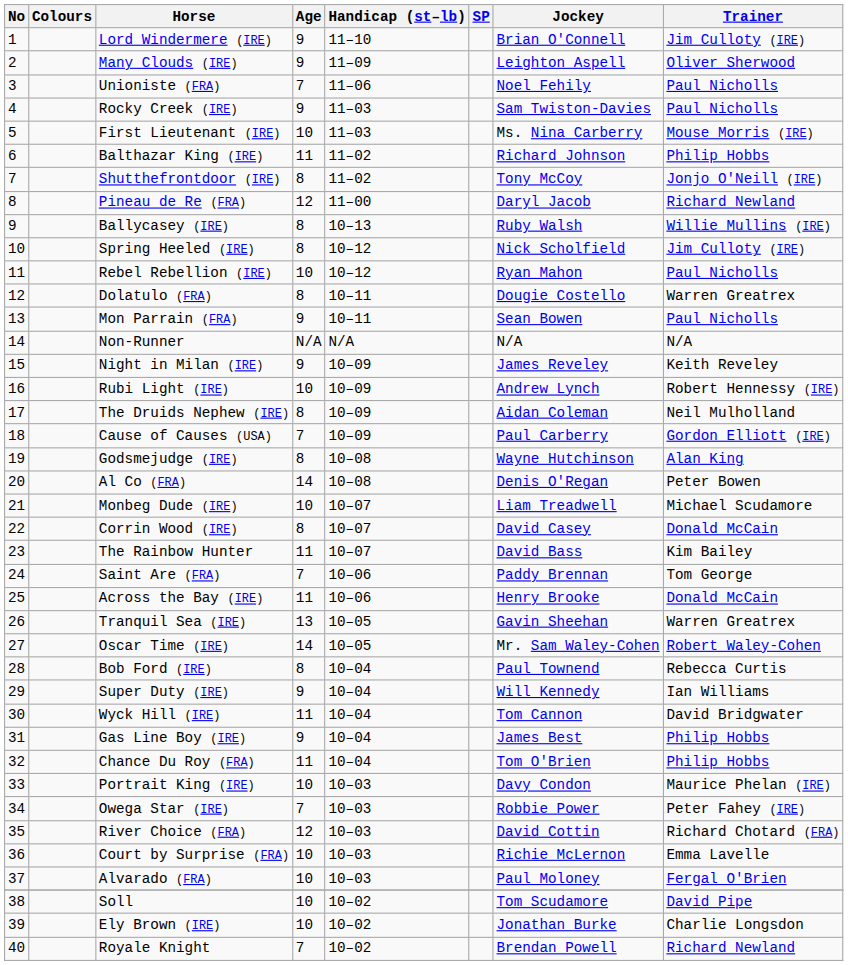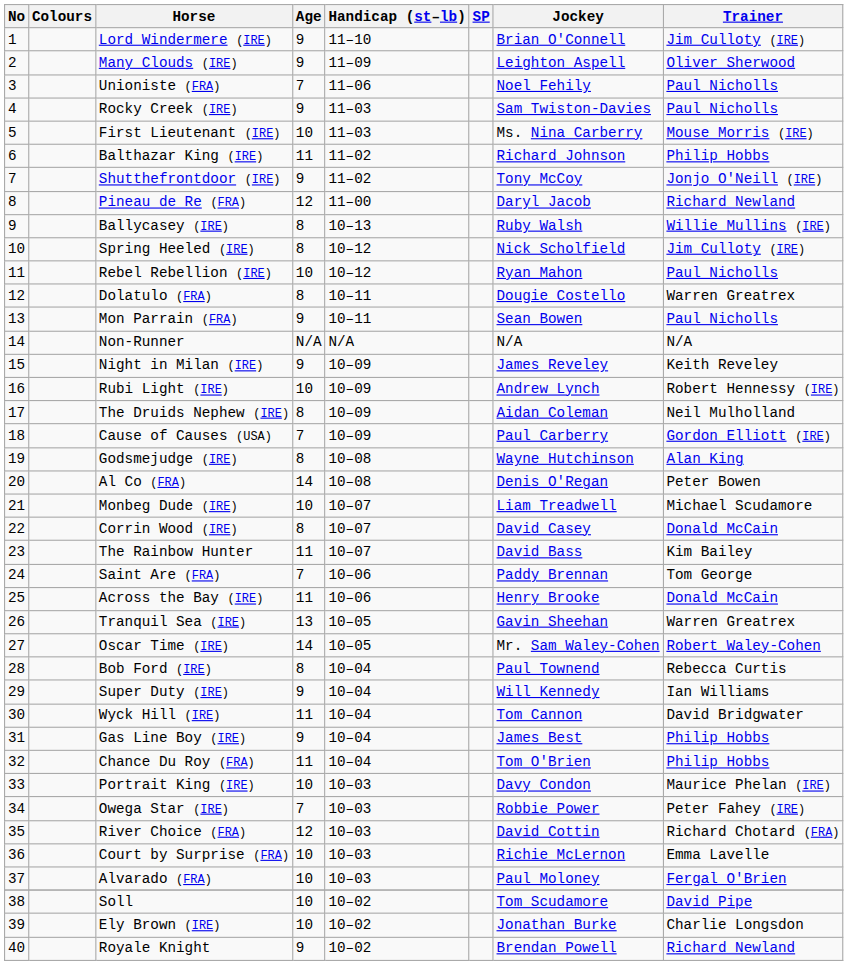(300, 179) 8 -> (300, 179) 9
(300, 948) 7 -> (300, 948) 9
